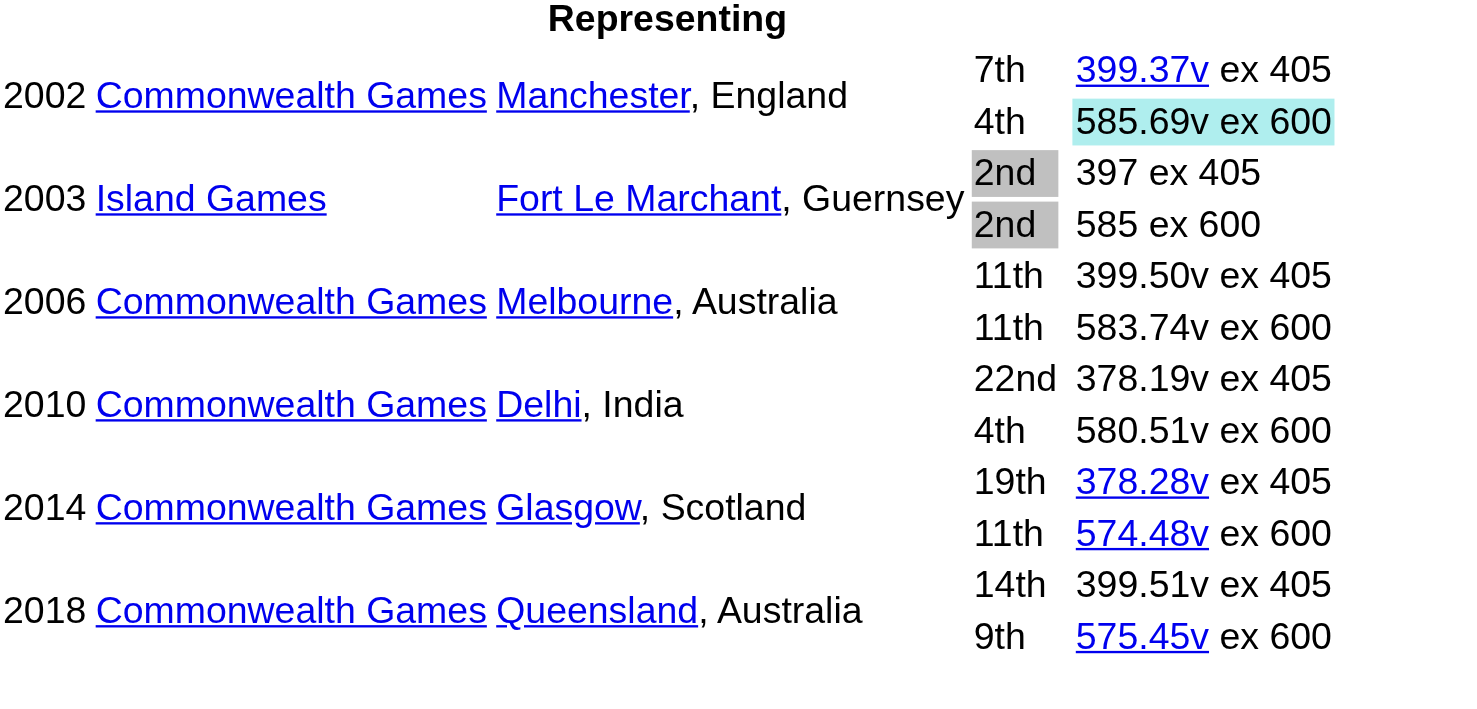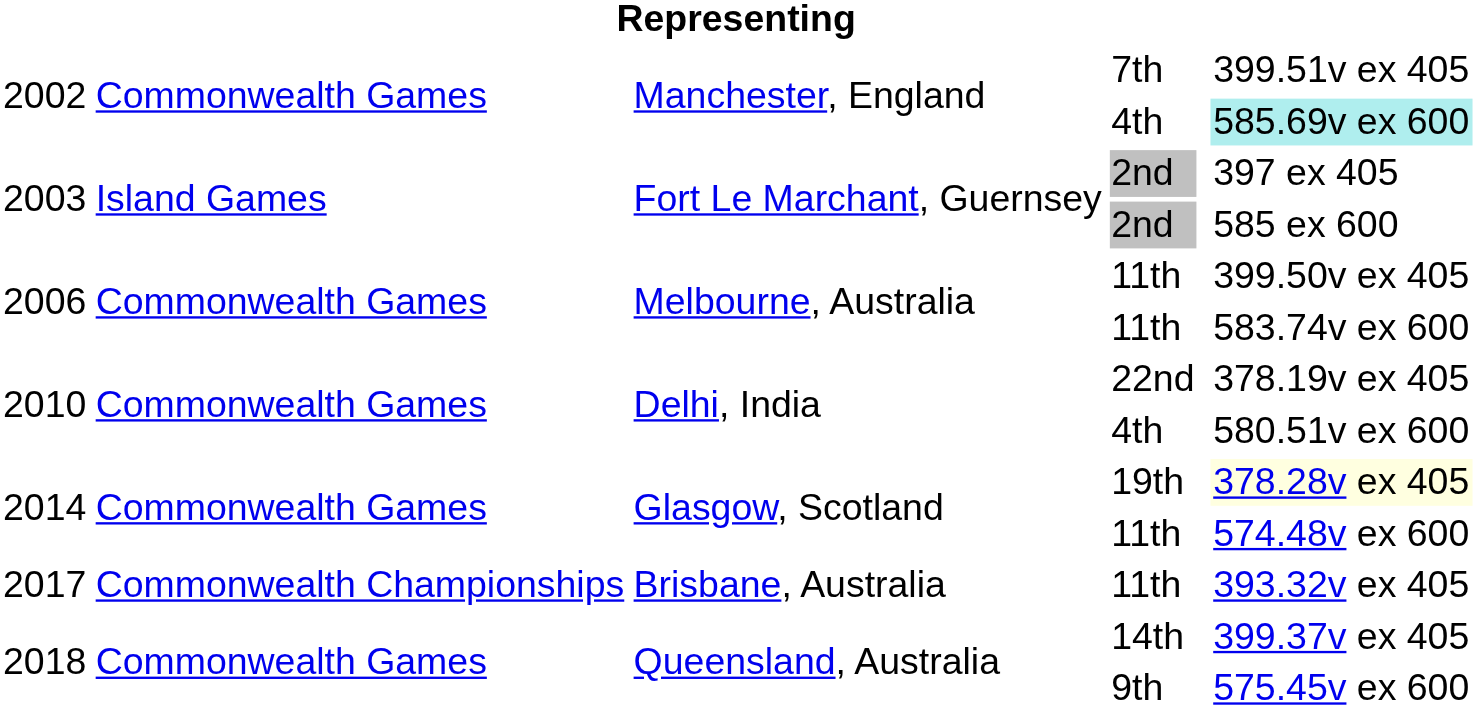(1204, 69) 399.37v ex 405 -> (1341, 69) 399.51v ex 405
(1204, 481) no background -> (1341, 481) lightyellow background
+ row: (45, 584)
(1204, 584) 399.51v ex 405 -> (1341, 636) 399.37v ex 405
